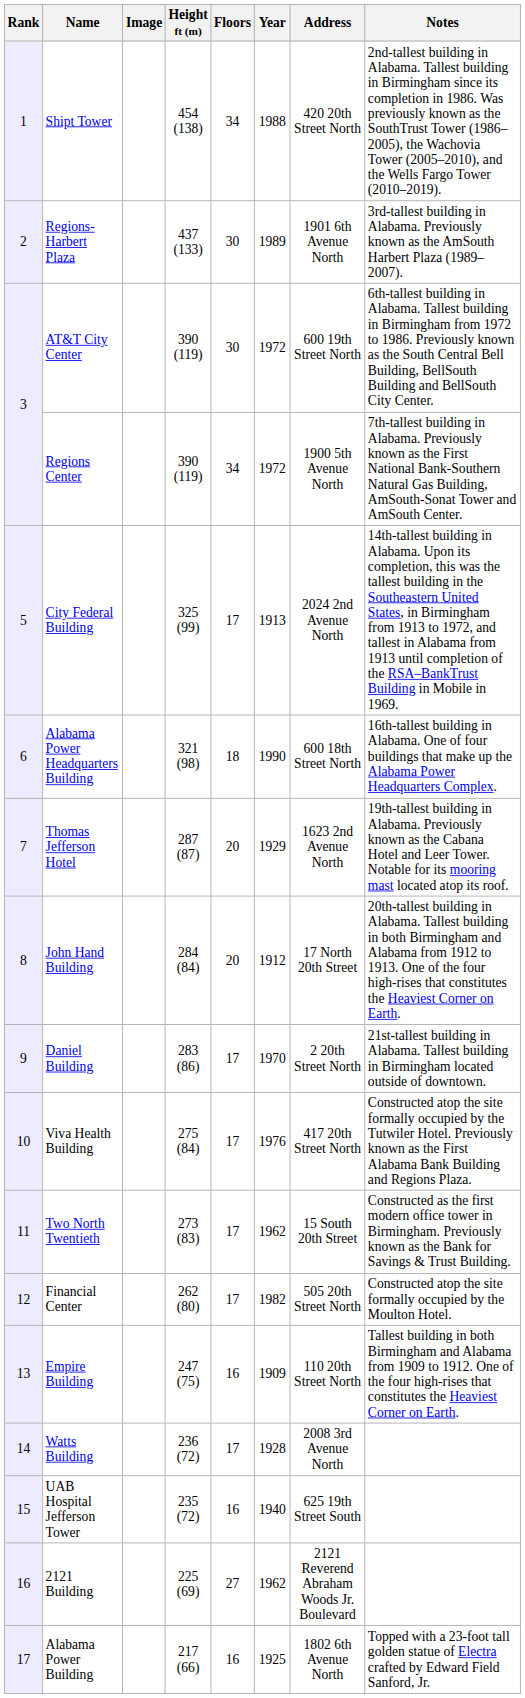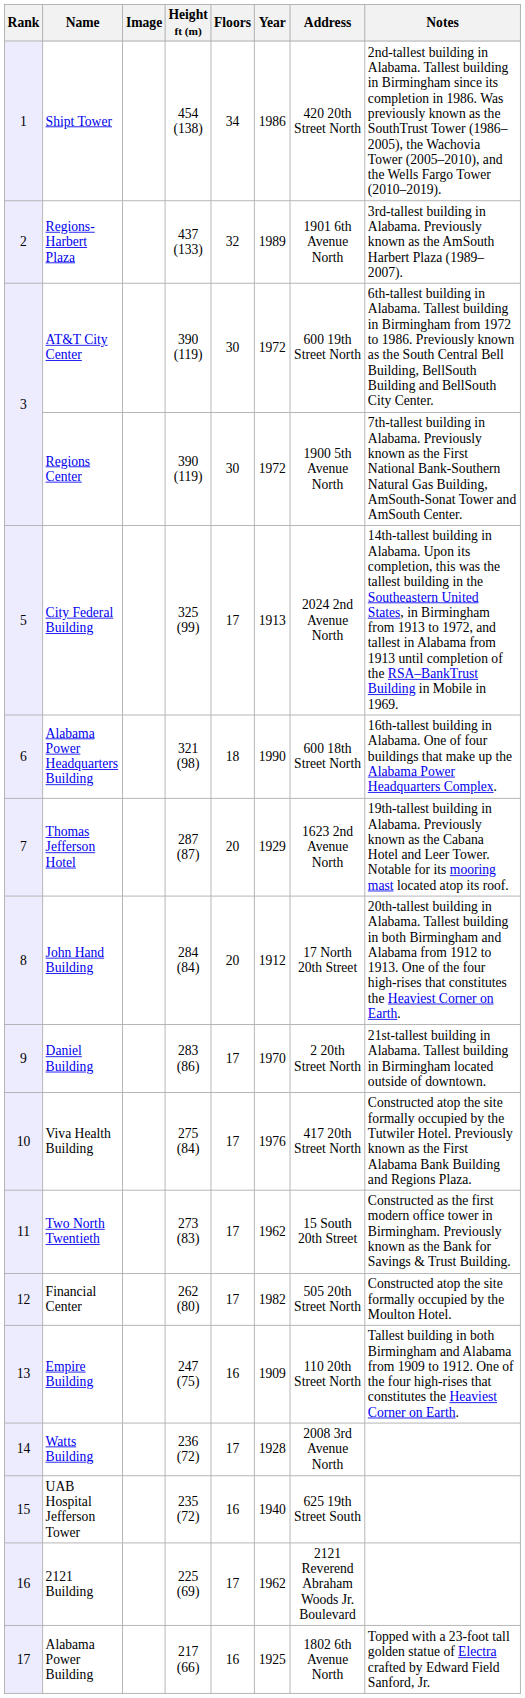(272, 121) 1988 -> (272, 121) 1986
(233, 242) 30 -> (233, 242) 32
(233, 468) 34 -> (233, 468) 30
(233, 1584) 27 -> (233, 1584) 17
